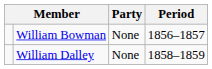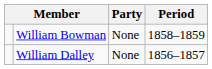(176, 34) 1856–1857 -> (176, 34) 1858–1859
(176, 54) 1858–1859 -> (176, 54) 1856–1857
